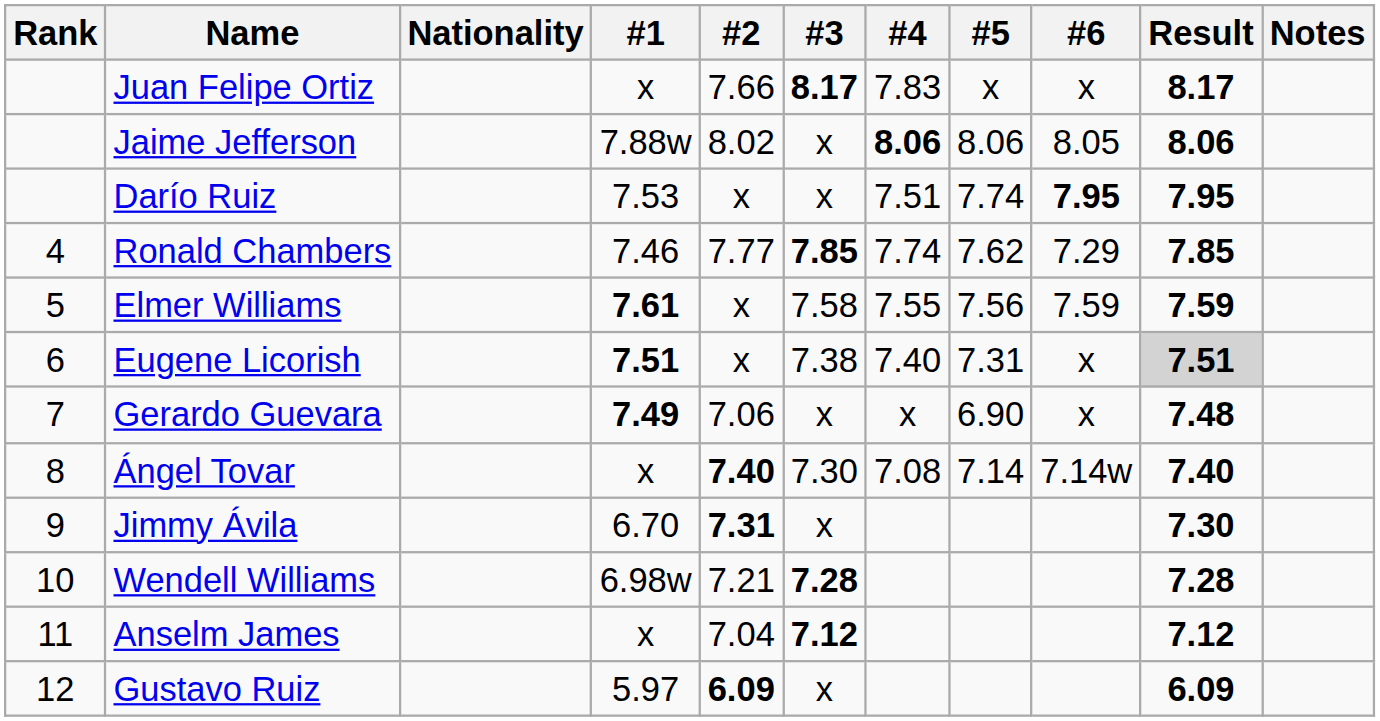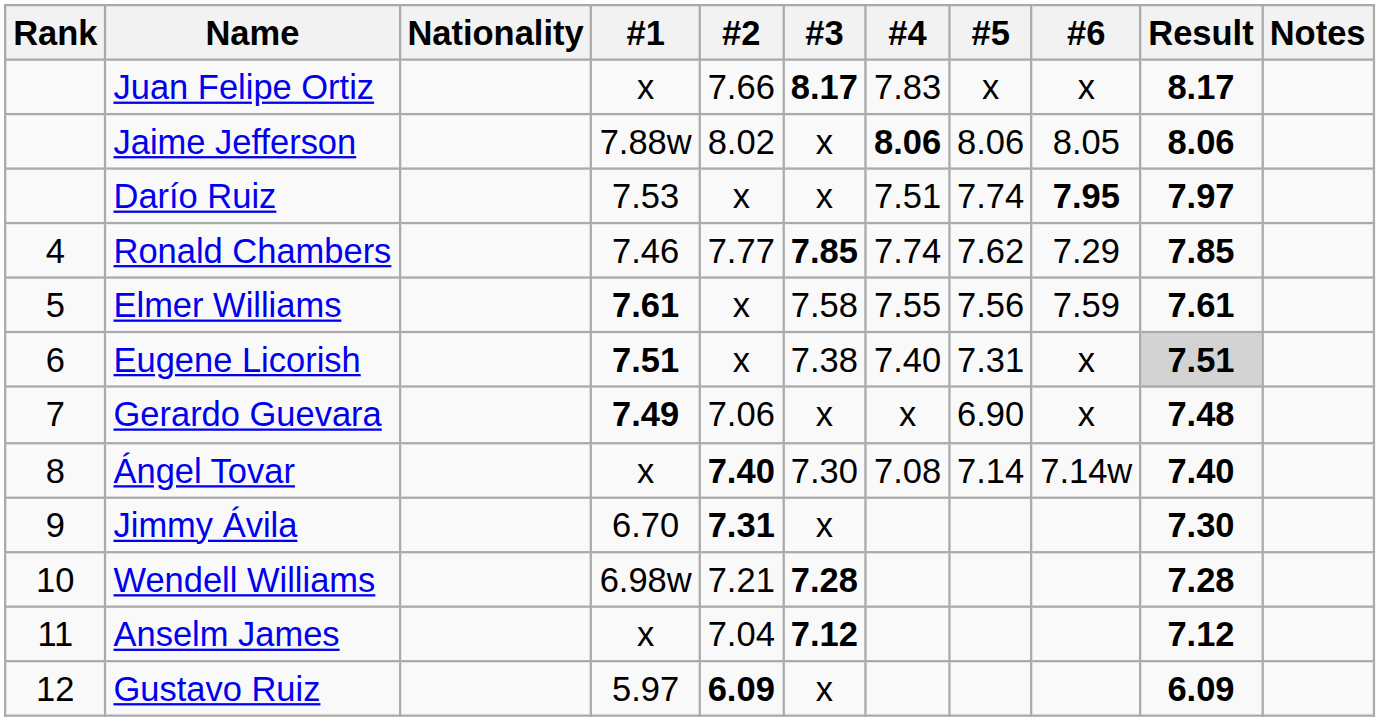(1201, 196) 7.95 -> (1201, 196) 7.97
(1201, 306) 7.59 -> (1201, 306) 7.61
